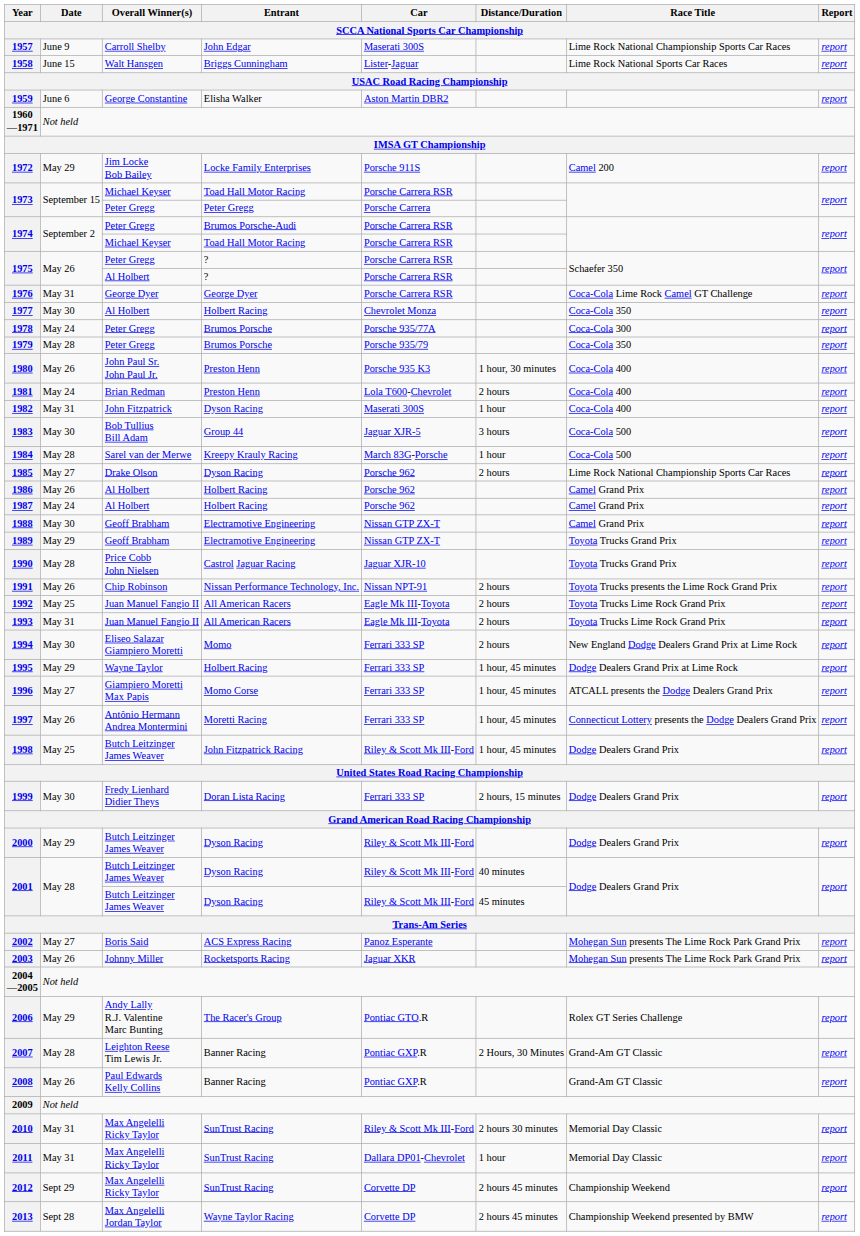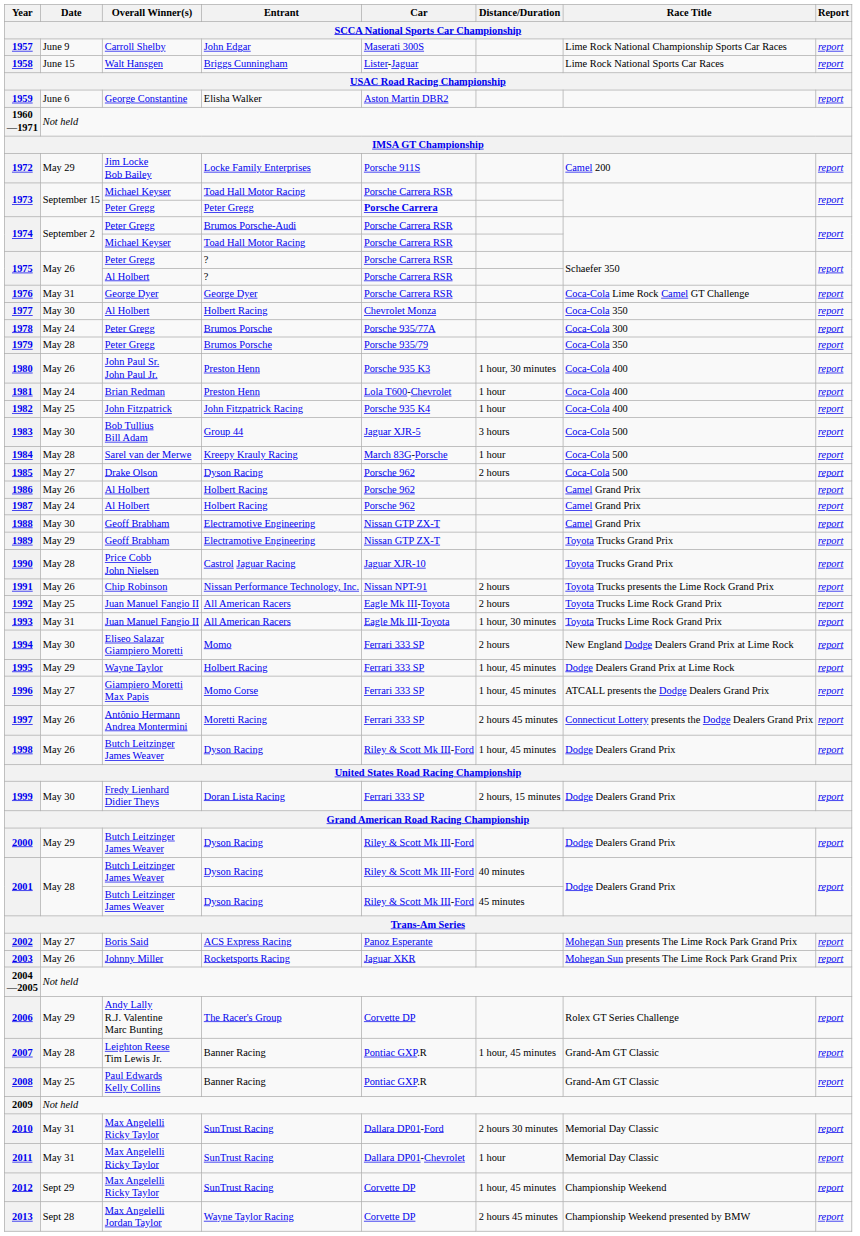(397, 208) normal -> (401, 208) bold
(494, 392) 2 hours -> (492, 392) 1 hour
(59, 409) May 31 -> (59, 409) May 25
(233, 409) Dyson Racing -> (253, 409) John Fitzpatrick Racing
(394, 409) Maserati 300S -> (397, 409) Porsche 935 K4
(680, 472) Lime Rock National Championship Sports Car Races -> (597, 472) Coca-Cola 500
(494, 621) 2 hours -> (517, 621) 1 hour, 30 minutes
(517, 720) 1 hour, 45 minutes -> (518, 720) 2 hours 45 minutes
(59, 750) May 25 -> (59, 750) May 26
(253, 750) John Fitzpatrick Racing -> (233, 750) Dyson Racing
(396, 1017) Pontiac GTO.R -> (390, 1017) Corvette DP
(521, 1053) 2 Hours, 30 Minutes -> (517, 1053) 1 hour, 45 minutes
(59, 1082) May 26 -> (59, 1082) May 25
(419, 1129) Riley & Scott Mk III-Ford -> (404, 1129) Dallara DP01-Ford
(518, 1187) 2 hours 45 minutes -> (517, 1187) 1 hour, 45 minutes
